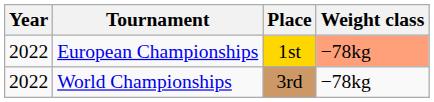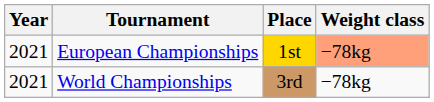(29, 50) 2022 -> (29, 50) 2021
(29, 81) 2022 -> (29, 81) 2021
